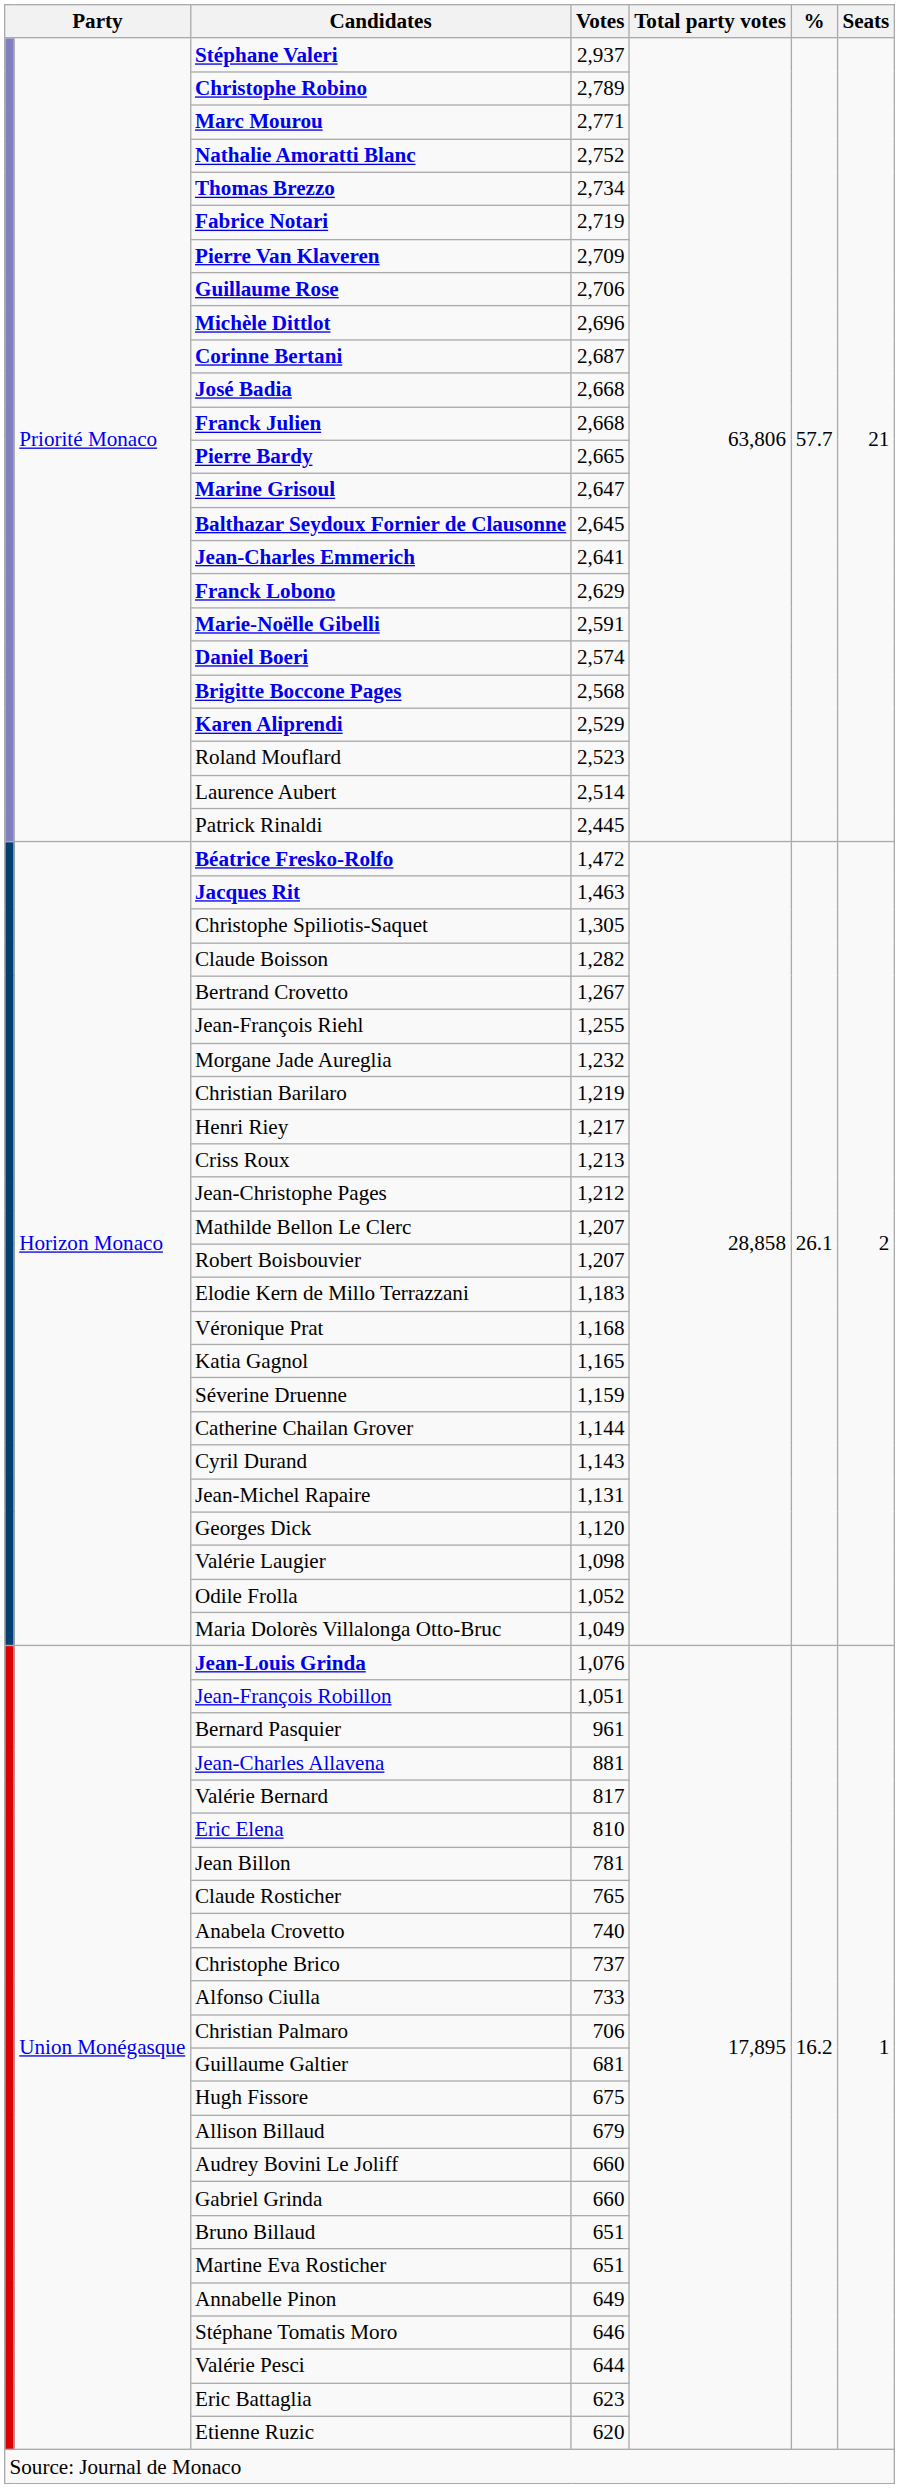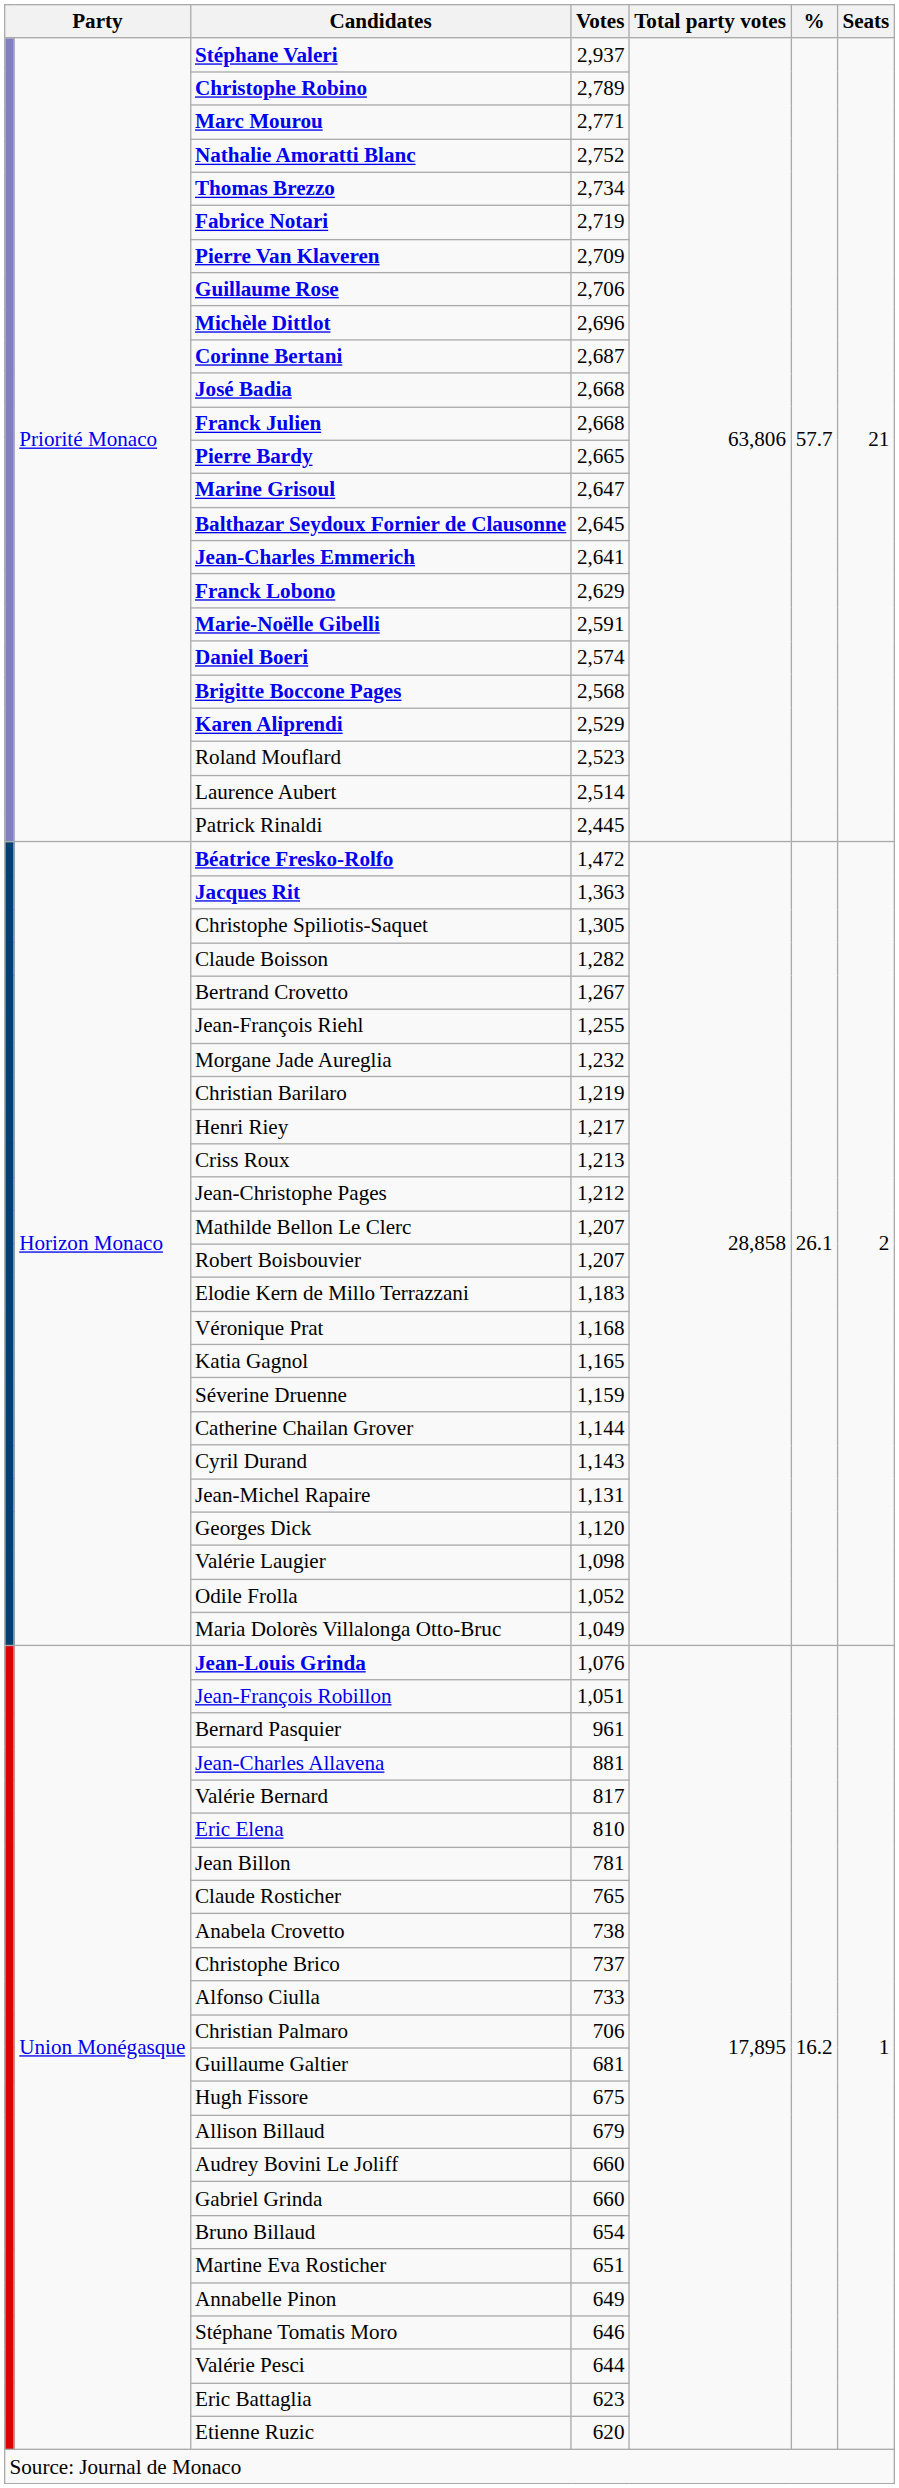(601, 892) 1,463 -> (601, 892) 1,363
(609, 1930) 740 -> (609, 1930) 738
(609, 2231) 651 -> (609, 2231) 654
